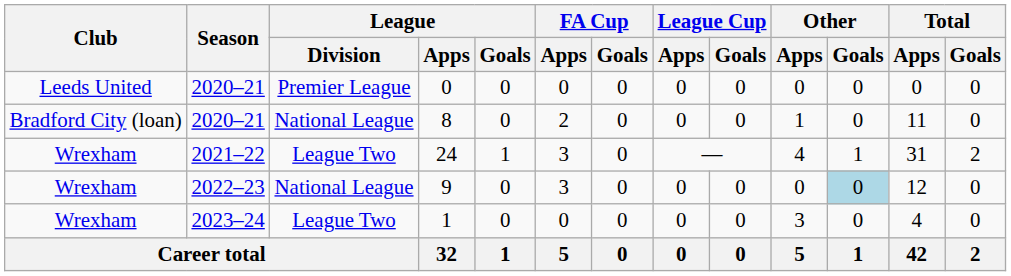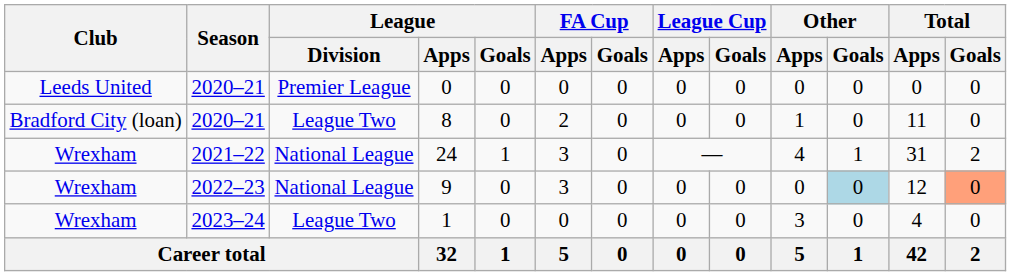(344, 120) National League -> (344, 120) League Two
(344, 154) League Two -> (344, 154) National League
(975, 187) no background -> (975, 187) lightsalmon background
